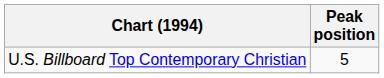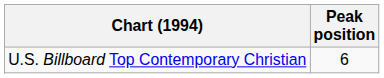(344, 60) 5 -> (344, 60) 6
